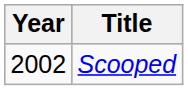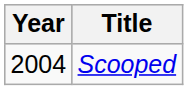(38, 63) 2002 -> (38, 63) 2004
